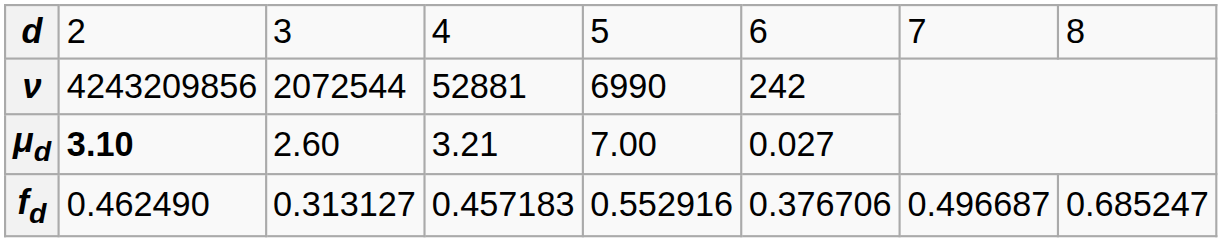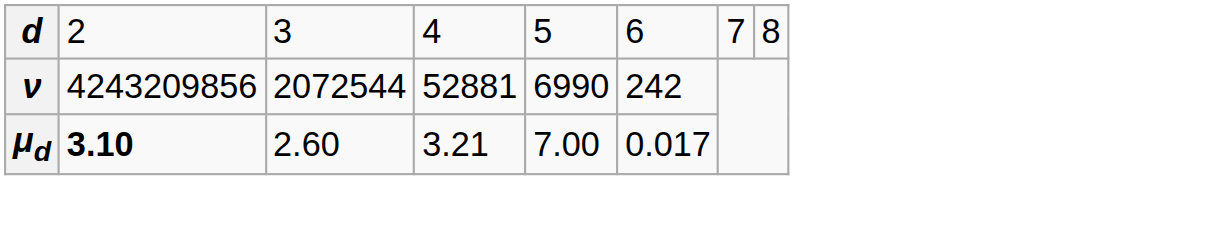(792, 143) 0.027 -> (668, 143) 0.017
- row: (32, 205)
